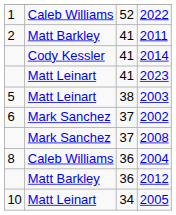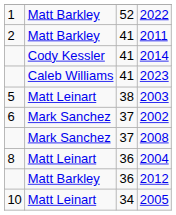(71, 14) Caleb Williams -> (64, 14) Matt Barkley
(62, 76) Matt Leinart -> (71, 76) Caleb Williams
(71, 158) Caleb Williams -> (62, 158) Matt Leinart
